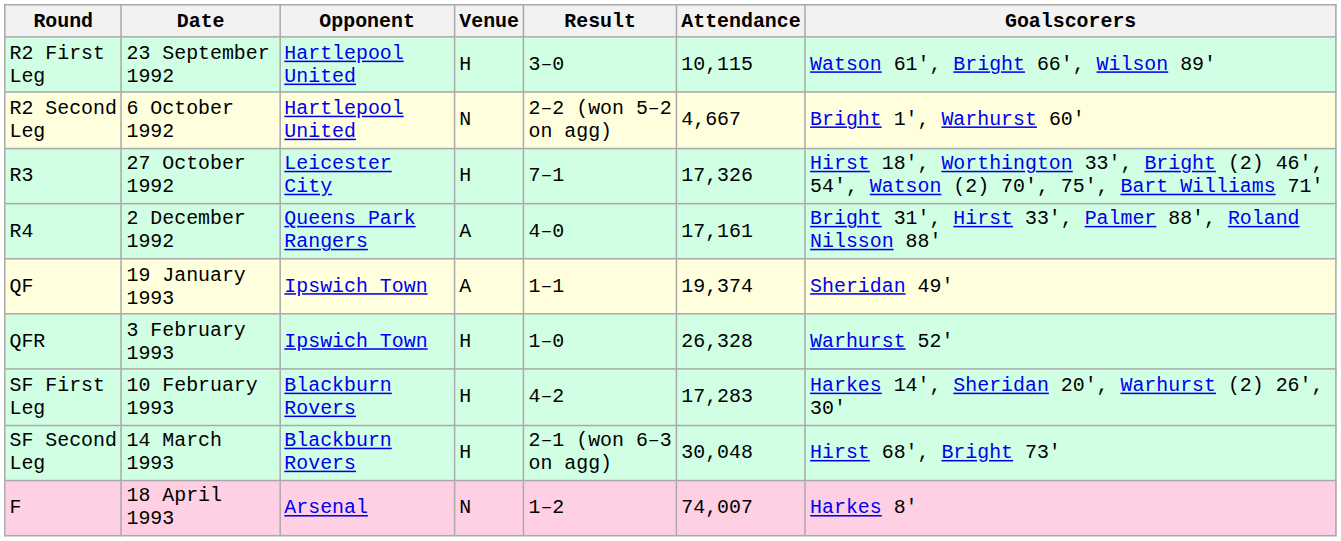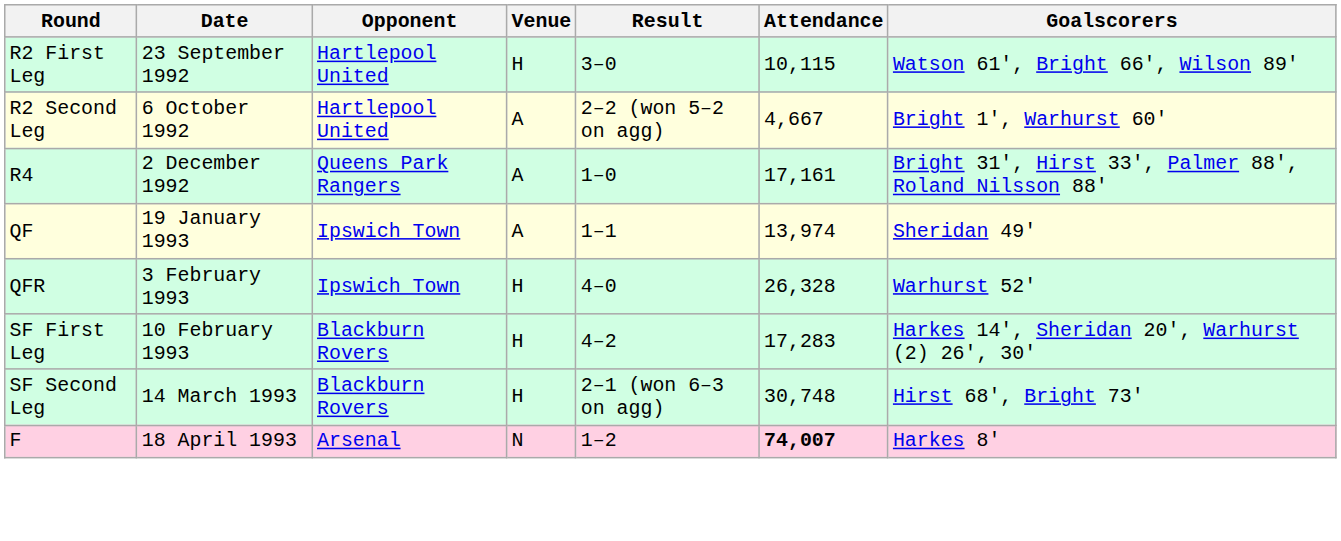(465, 120) N -> (518, 120) A
- row: (21, 176)
(546, 231) 4–0 -> (599, 176) 1–0
(717, 286) 19,374 -> (800, 231) 13,974
(546, 342) 1–0 -> (599, 286) 4–0
(717, 452) 30,048 -> (800, 397) 30,748
(717, 508) normal -> (800, 441) bold
